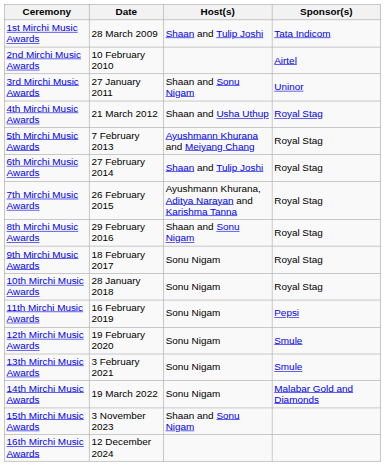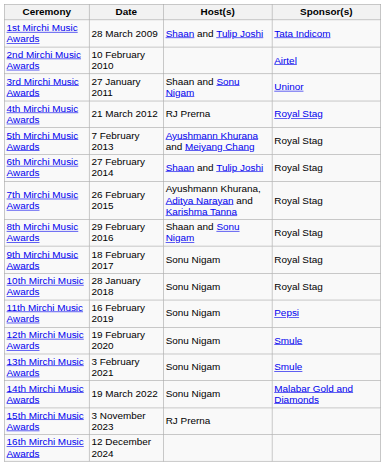(217, 114) Shaan and Usha Uthup -> (188, 114) RJ Prerna
(203, 421) Shaan and Sonu Nigam -> (188, 421) RJ Prerna
